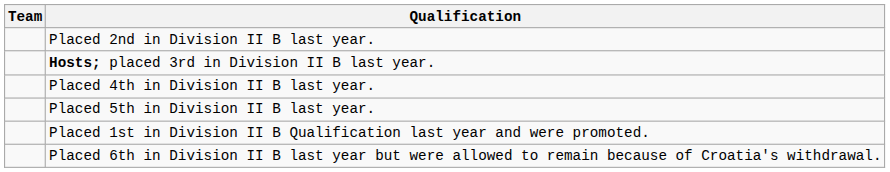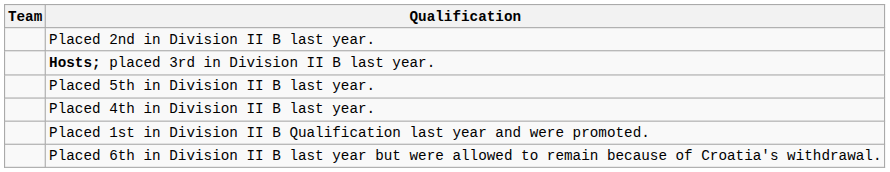rows swapped: (212, 86) <-> (212, 109)
